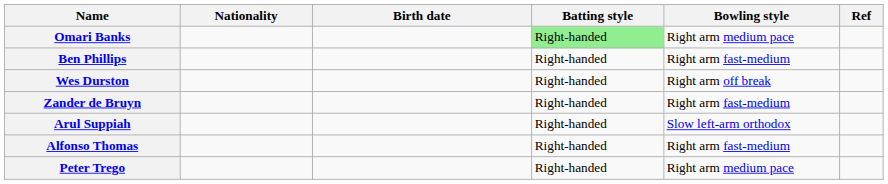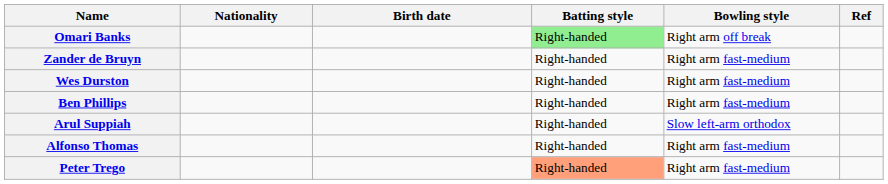(730, 37) Right arm medium pace -> (719, 37) Right arm off break
rows swapped: (92, 102) <-> (92, 59)
(719, 81) Right arm off break -> (728, 81) Right arm fast-medium
(571, 168) no background -> (571, 168) lightsalmon background
(730, 168) Right arm medium pace -> (728, 168) Right arm fast-medium
